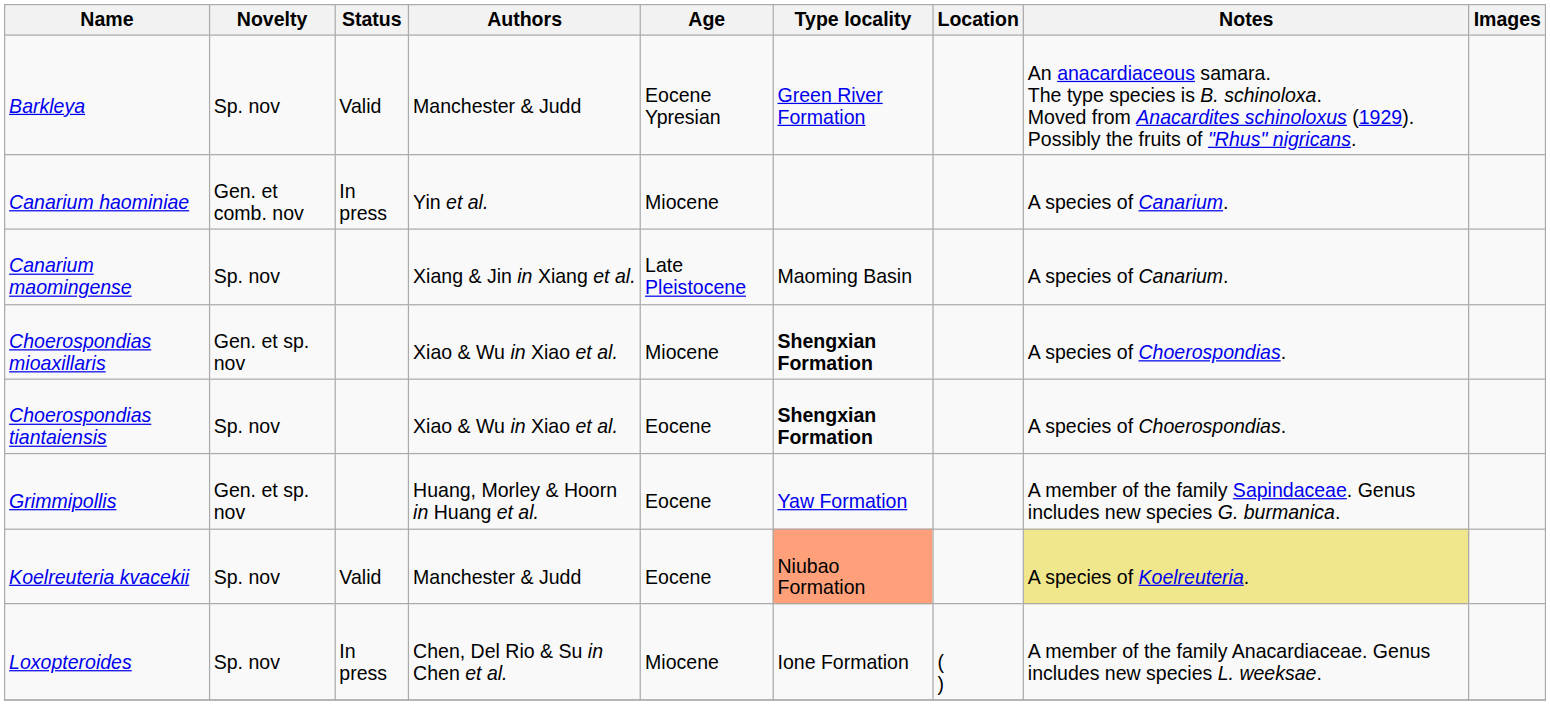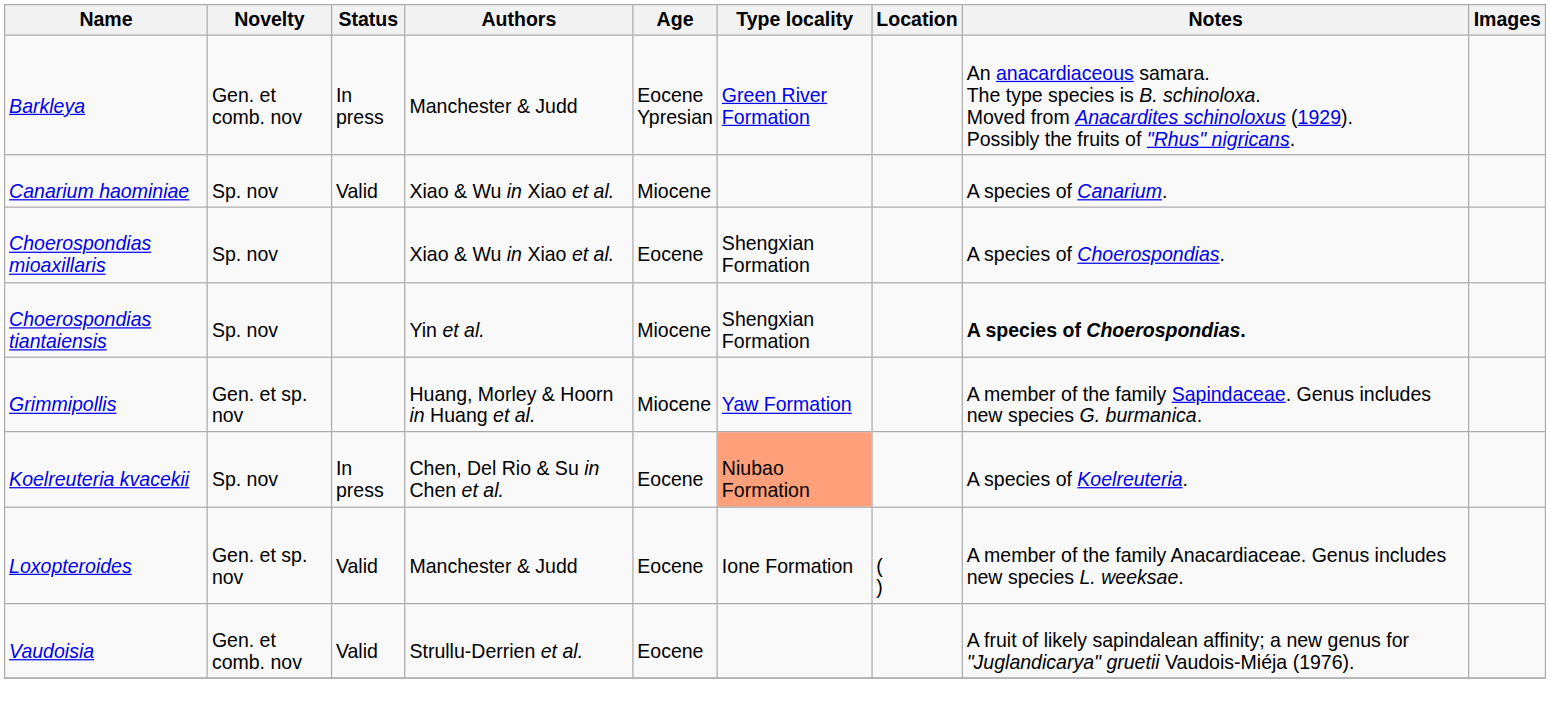(247, 105) Sp. nov -> (257, 105) Gen. et comb. nov
(360, 105) Valid -> (360, 105) In press
(259, 202) Gen. et comb. nov -> (245, 191) Sp. nov
(363, 202) In press -> (357, 191) Valid
(451, 202) Yin et al. -> (512, 191) Xiao & Wu in Xiao et al.
- row: (70, 277)
(261, 352) Gen. et sp. nov -> (245, 255) Sp. nov
(682, 352) Miocene -> (670, 255) Eocene
(827, 352) bold -> (768, 255) normal
(515, 427) Xiao & Wu in Xiao et al. -> (447, 330) Yin et al.
(678, 427) Eocene -> (674, 330) Miocene
(827, 427) bold -> (768, 330) normal
(1157, 427) normal -> (1106, 330) bold
(678, 502) Eocene -> (674, 405) Miocene
(360, 577) Valid -> (360, 480) In press
(497, 577) Manchester & Judd -> (504, 480) Chen, Del Rio & Su in Chen et al.
(1139, 577) khaki background -> (1077, 480) no background
(247, 662) Sp. nov -> (260, 566) Gen. et sp. nov
(363, 662) In press -> (357, 566) Valid
(508, 662) Chen, Del Rio & Su in Chen et al. -> (494, 566) Manchester & Judd
(682, 662) Miocene -> (670, 566) Eocene
+ row: (52, 651)
